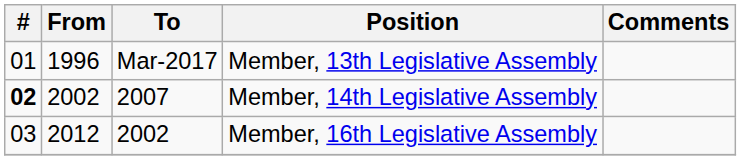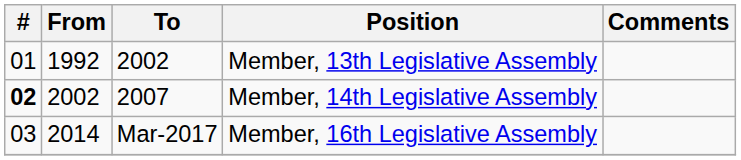(73, 60) 1996 -> (73, 60) 1992
(167, 60) Mar-2017 -> (143, 60) 2002
(73, 135) 2012 -> (73, 135) 2014
(143, 135) 2002 -> (167, 135) Mar-2017
